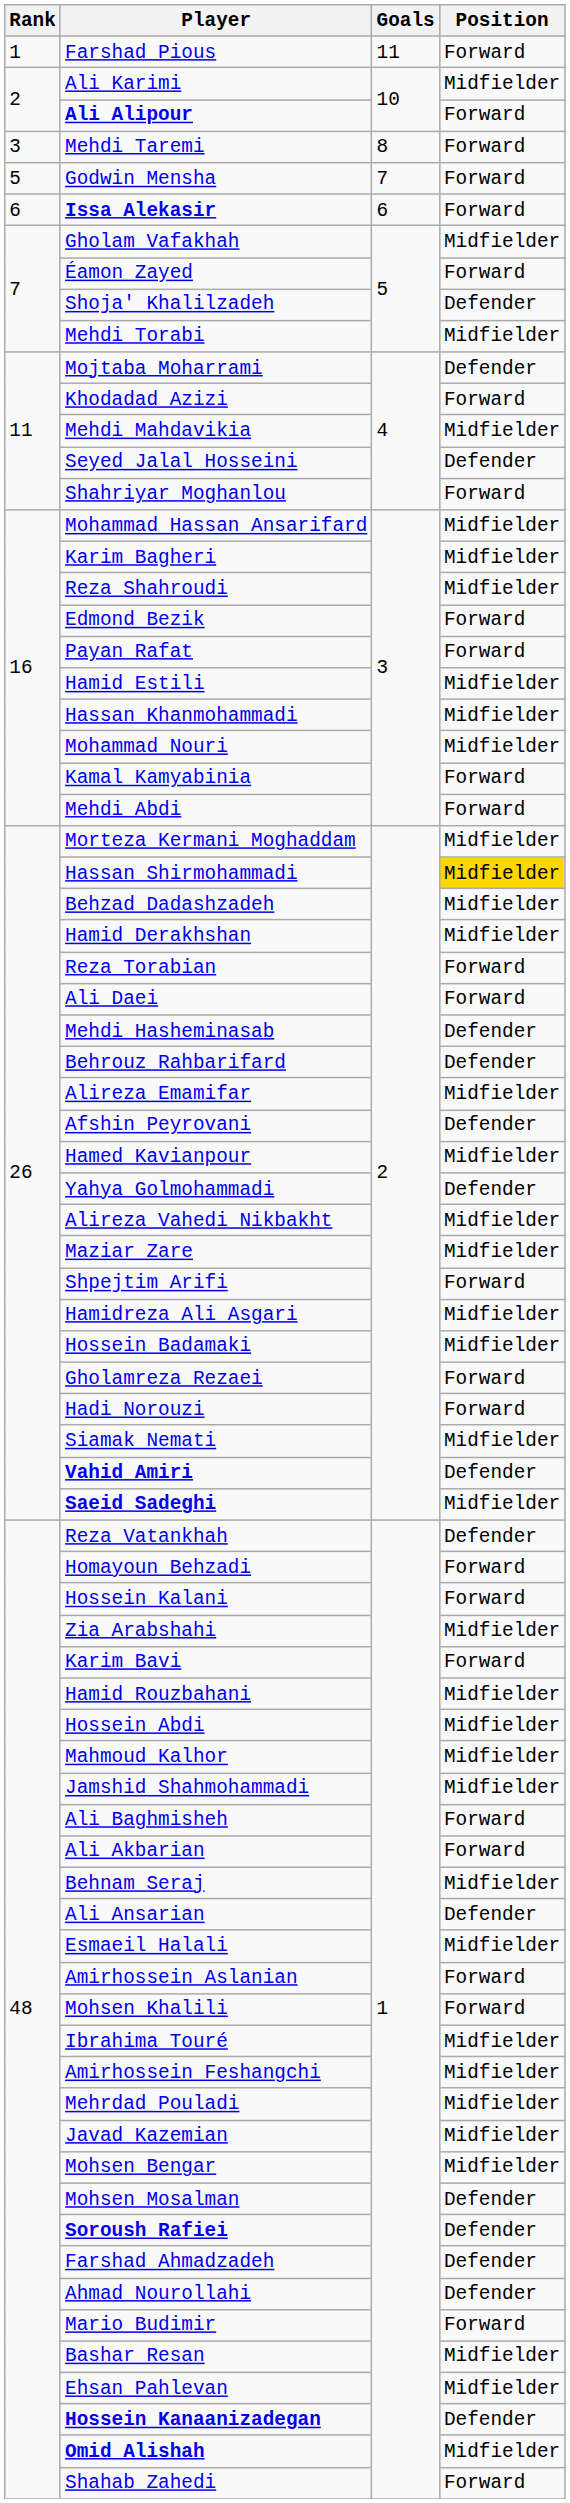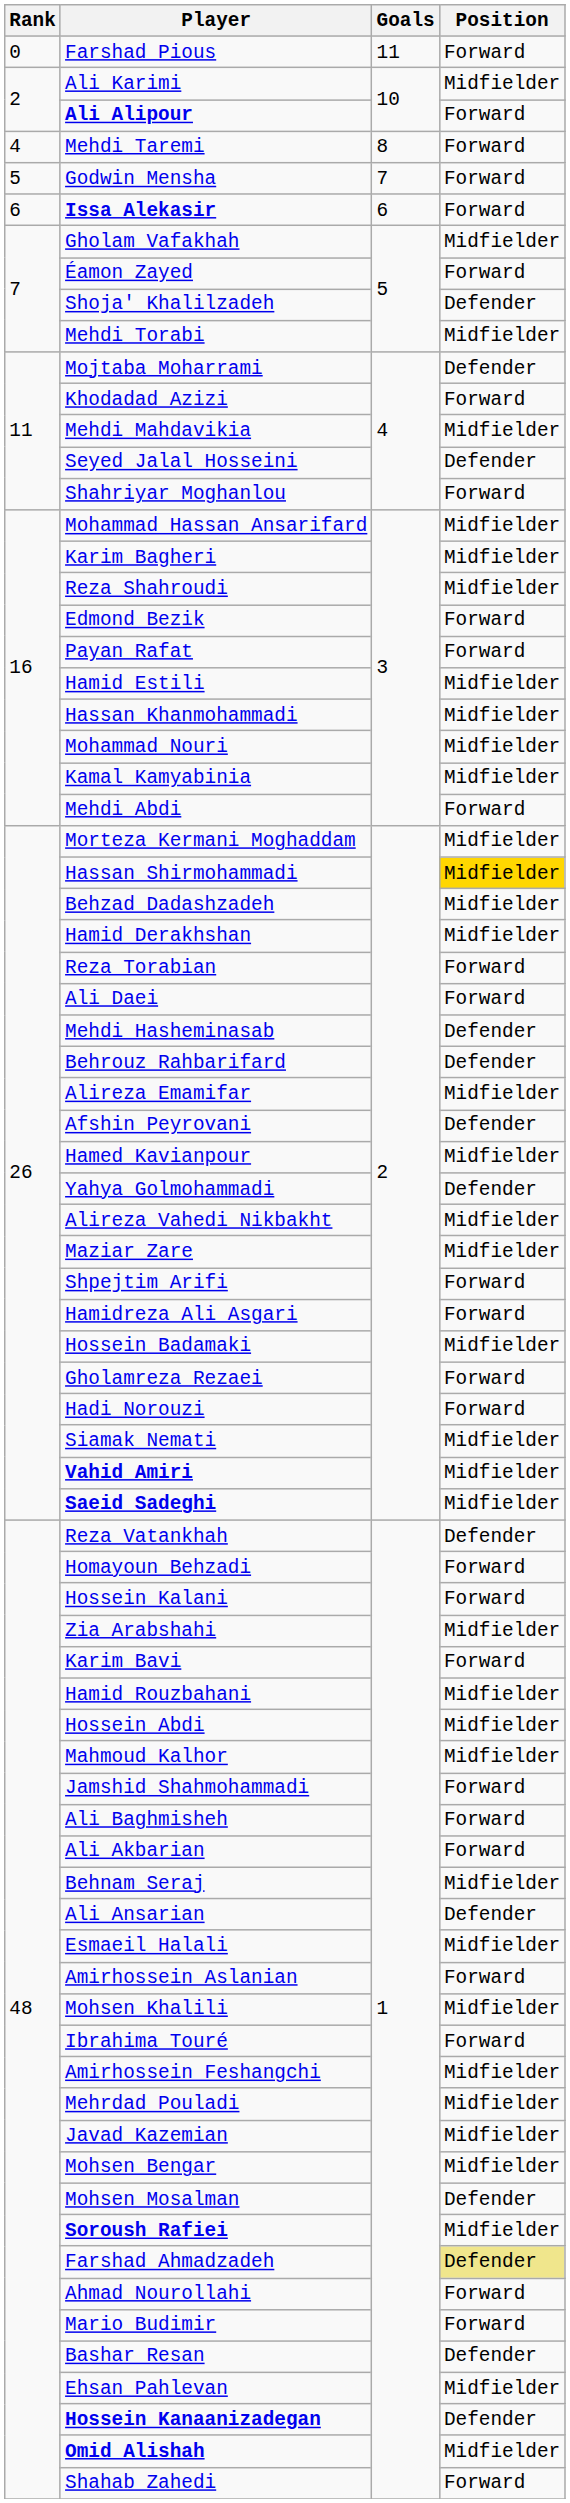(15, 52) 1 -> (15, 52) 0
(15, 147) 3 -> (15, 147) 4
(485, 778) Forward -> (502, 778) Midfielder
(502, 1315) Midfielder -> (485, 1315) Forward
(490, 1473) Defender -> (502, 1473) Midfielder
(502, 1788) Midfielder -> (485, 1788) Forward
(485, 2009) Forward -> (502, 2009) Midfielder
(502, 2041) Midfielder -> (485, 2041) Forward
(490, 2230) Defender -> (502, 2230) Midfielder
(490, 2262) no background -> (490, 2262) khaki background
(490, 2294) Defender -> (485, 2294) Forward
(502, 2357) Midfielder -> (490, 2357) Defender
